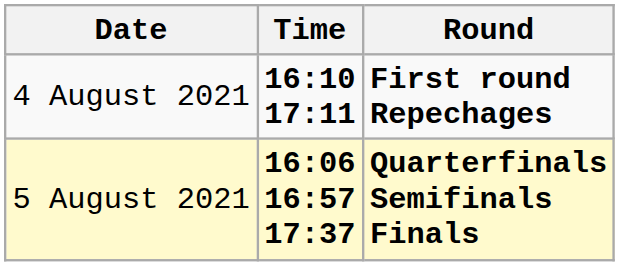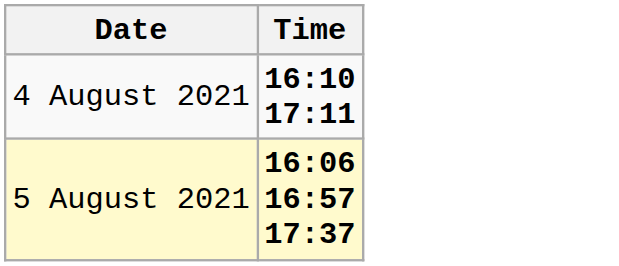- column: (489, 30)
